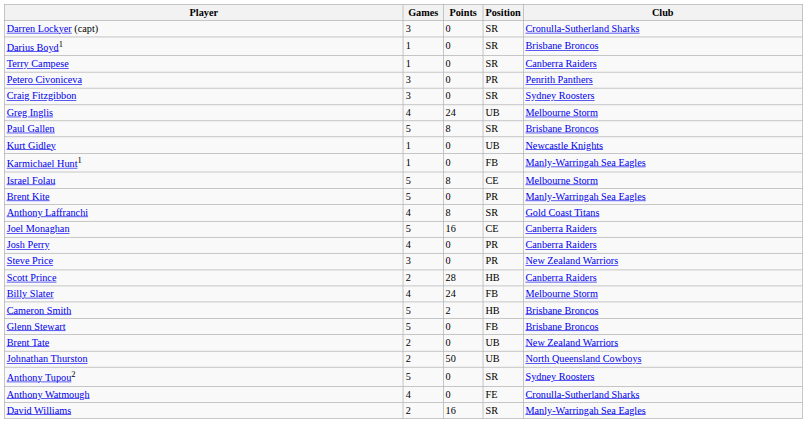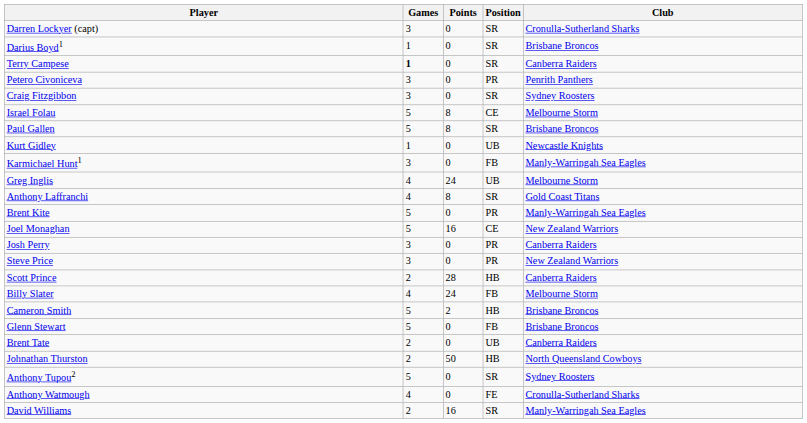(408, 64) normal -> (408, 64) bold
rows swapped: (31, 180) <-> (30, 112)
(408, 162) 1 -> (408, 162) 3
rows swapped: (28, 196) <-> (47, 213)
(561, 229) Canberra Raiders -> (572, 229) New Zealand Warriors
(408, 245) 4 -> (408, 245) 3
(572, 342) New Zealand Warriors -> (561, 342) Canberra Raiders
(493, 359) UB -> (493, 359) HB
